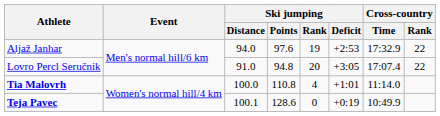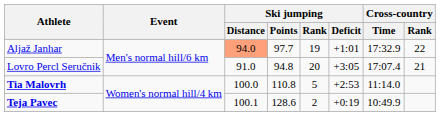(246, 49) no background -> (246, 49) lightsalmon background
(284, 49) 97.6 -> (284, 49) 97.7
(346, 49) +2:53 -> (346, 49) +1:01
(420, 67) 22 -> (420, 67) 21
(315, 85) 4 -> (315, 85) 5
(346, 85) +1:01 -> (346, 85) +2:53
(315, 103) 0 -> (315, 103) 2
